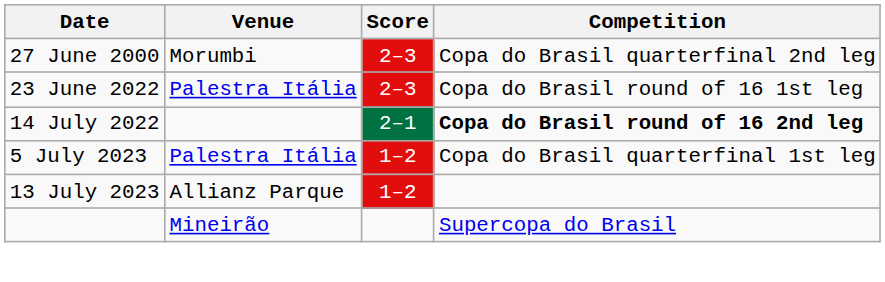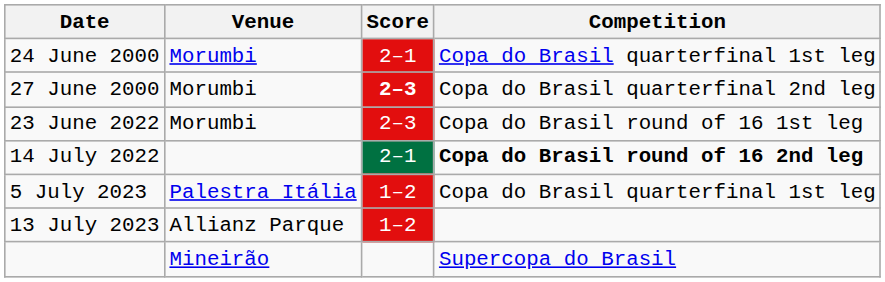+ row: (85, 56)
(398, 56) normal -> (398, 90) bold
(263, 90) Palestra Itália -> (213, 123) Morumbi
